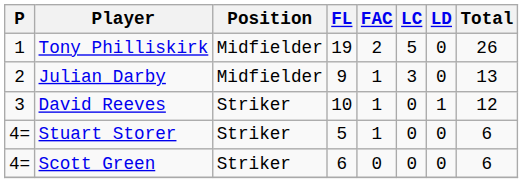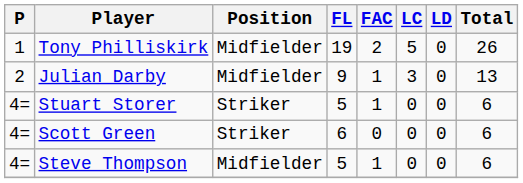- row: (102, 106)
+ row: (113, 163)
